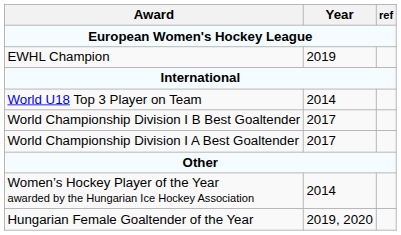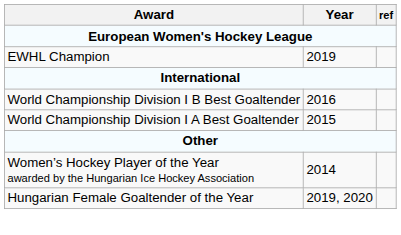- row: (105, 99)
(321, 120) 2017 -> (321, 99) 2016
(321, 141) 2017 -> (321, 120) 2015
